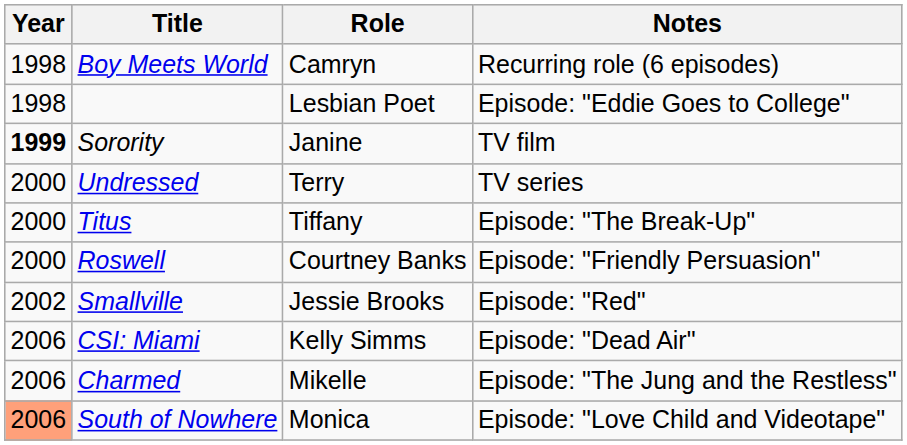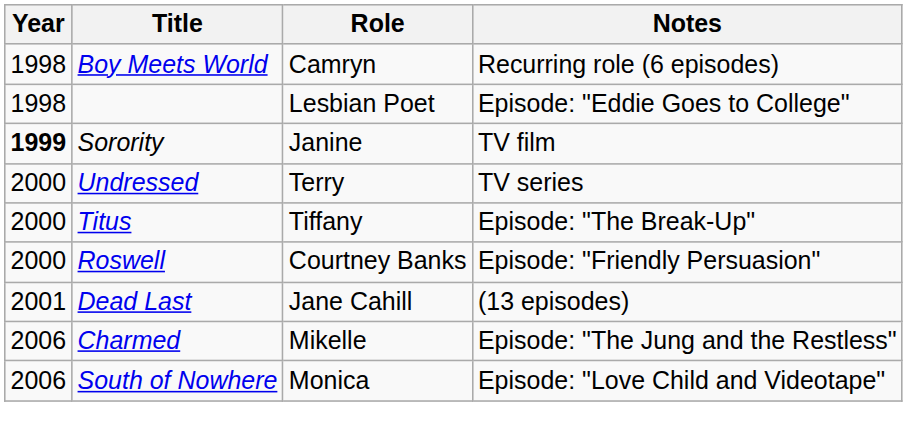+ row: (134, 301)
- row: (130, 301)
- row: (139, 340)
(38, 420) lightsalmon background -> (38, 380) no background
